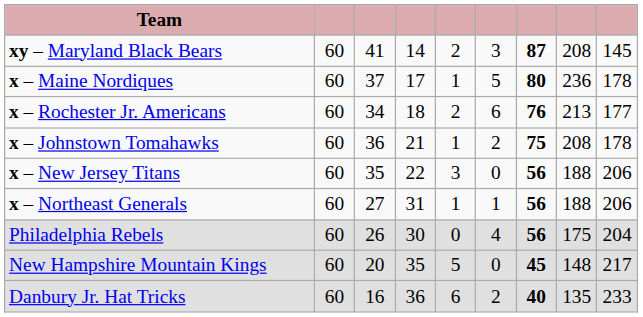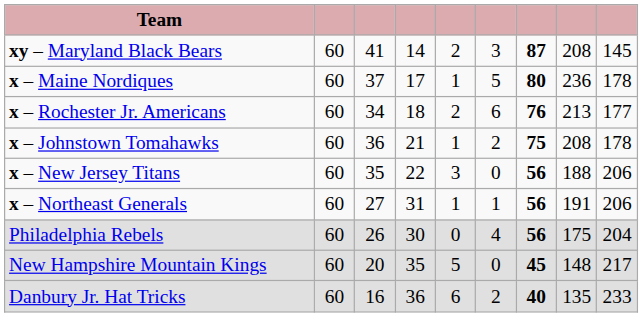(577, 204) 188 -> (577, 204) 191
